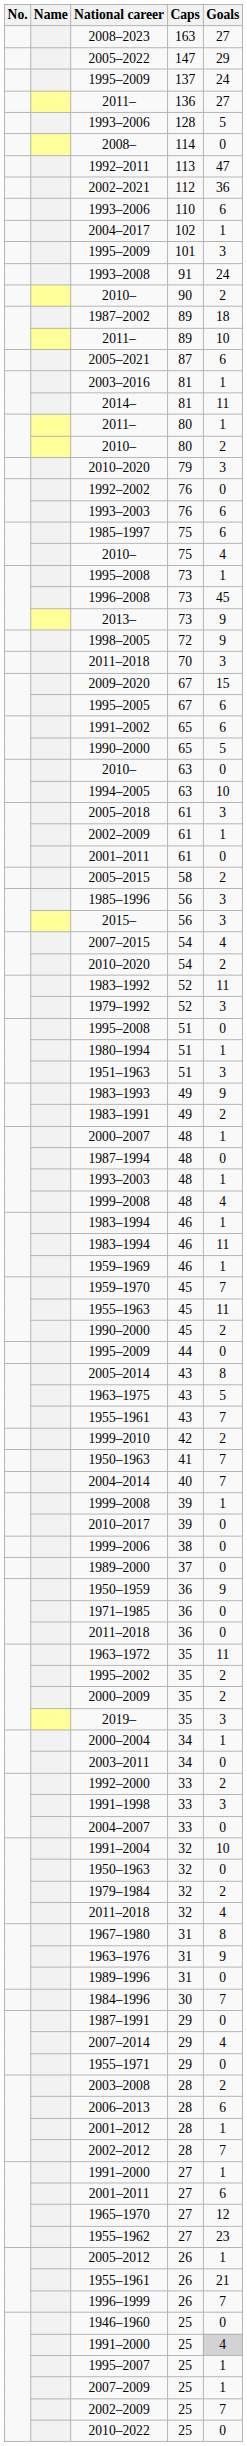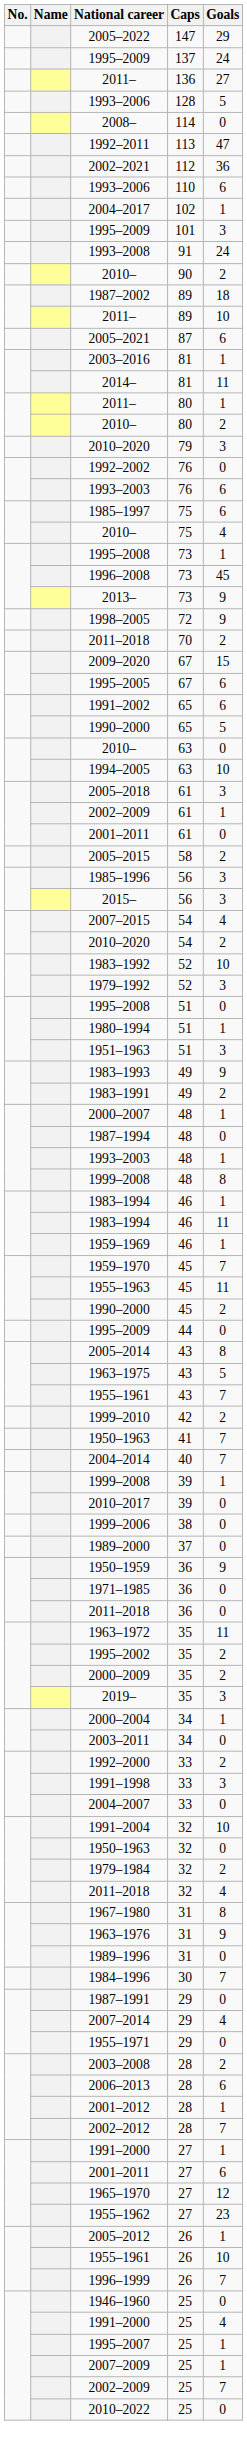- row: (119, 36)
(223, 662) 3 -> (223, 640) 2
(223, 985) 11 -> (223, 964) 10
(223, 1201) 4 -> (223, 1179) 8
(223, 2280) 21 -> (223, 2258) 10
(223, 2344) lightgrey background -> (223, 2323) no background
